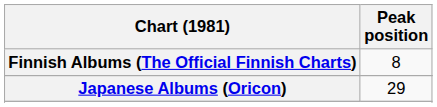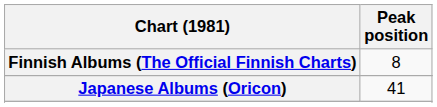(396, 88) 29 -> (396, 88) 41
